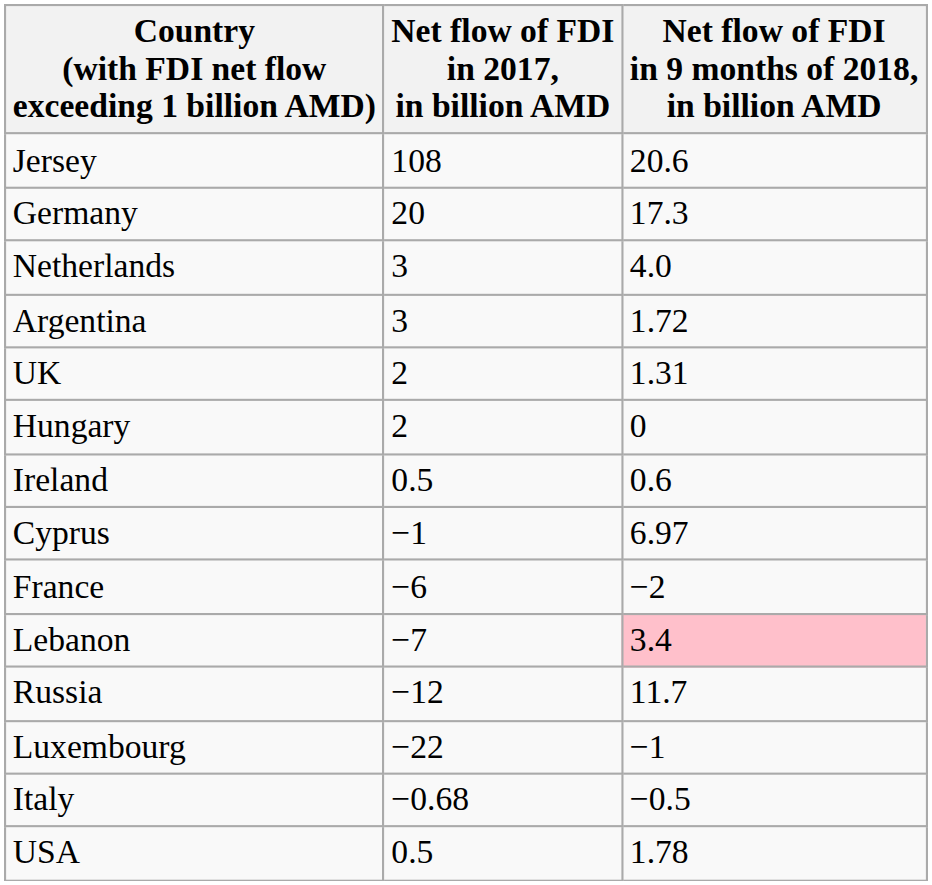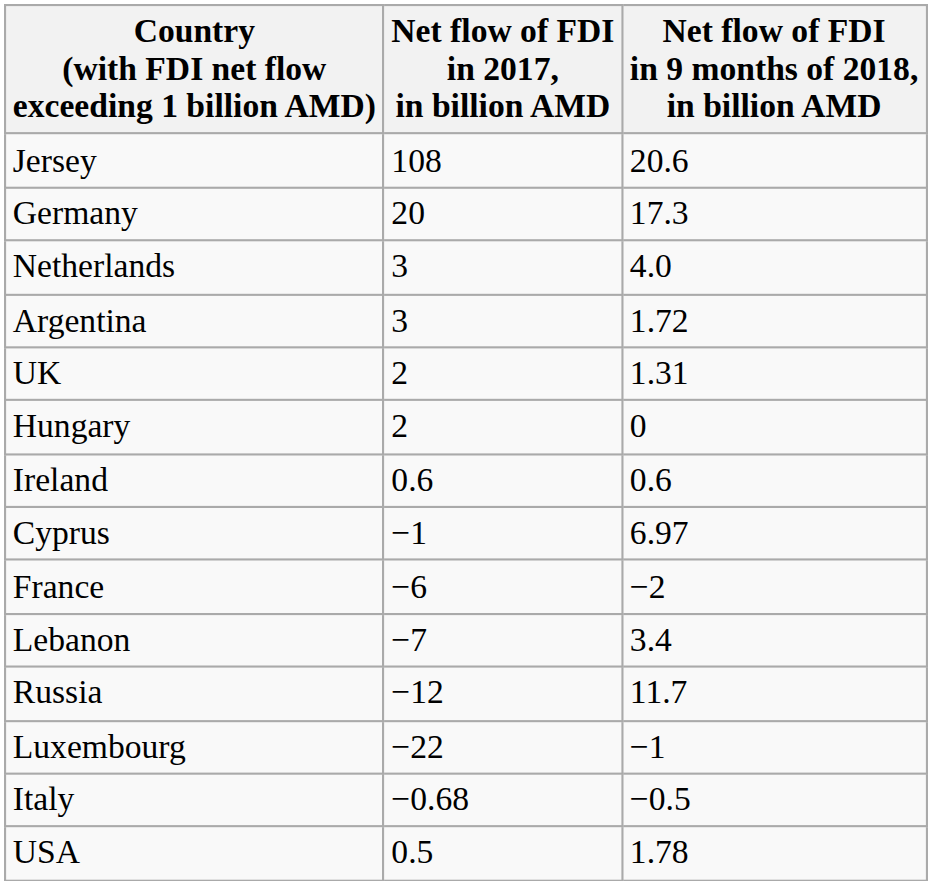(412, 479) 0.5 -> (412, 479) 0.6
(651, 639) pink background -> (651, 639) no background
